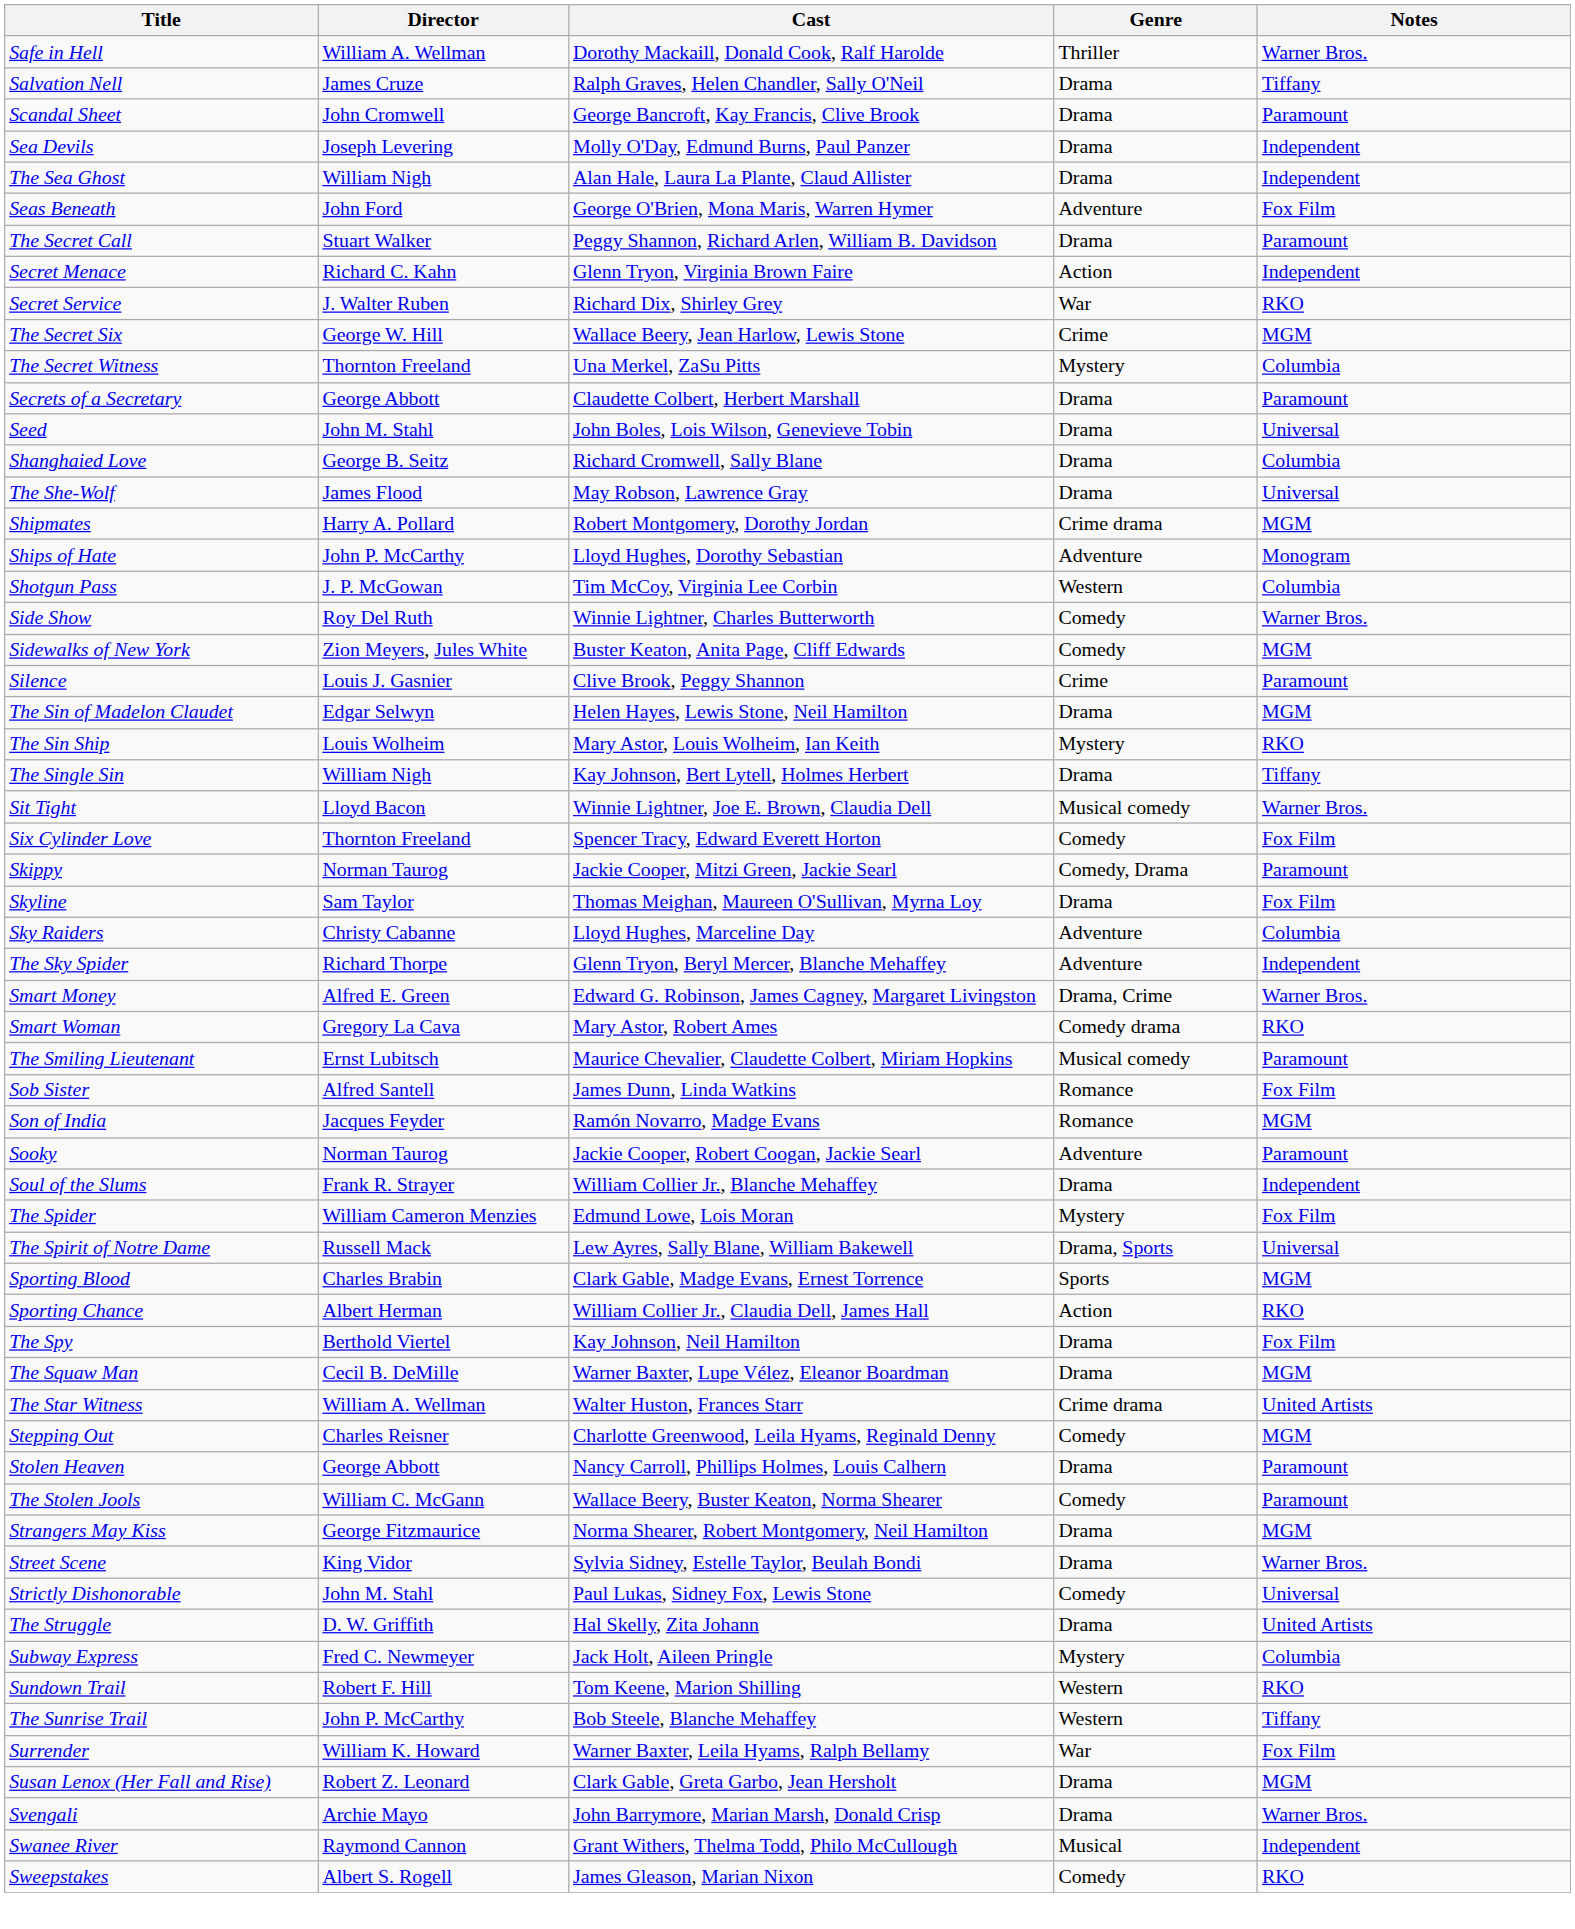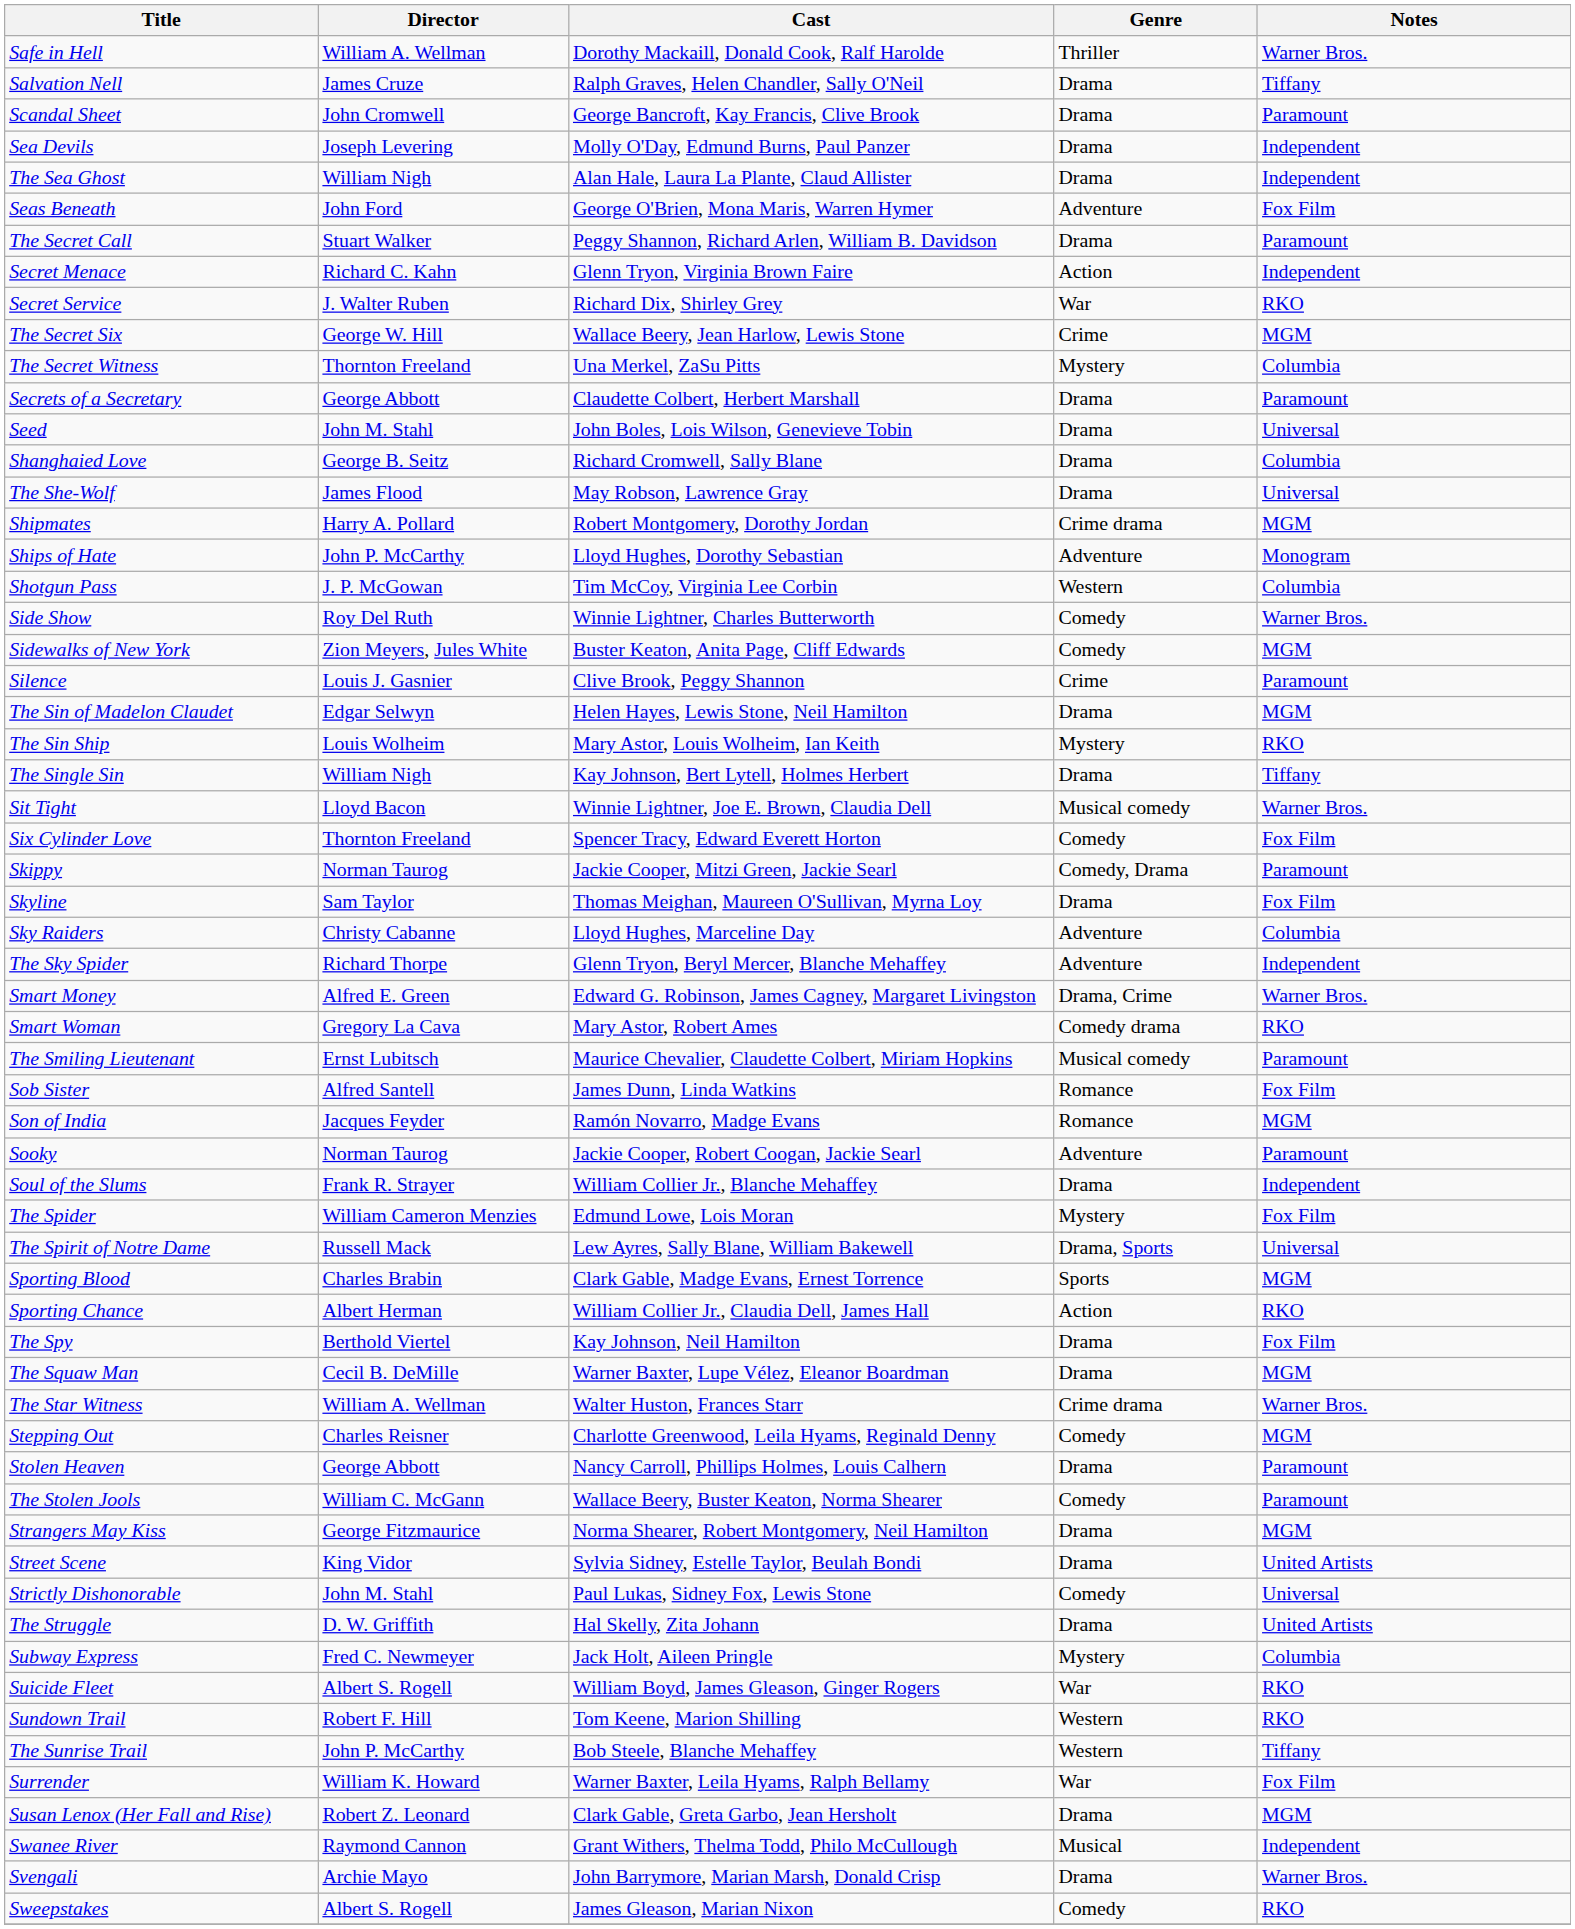(1317, 1404) United Artists -> (1315, 1404) Warner Bros.
(1315, 1562) Warner Bros. -> (1317, 1562) United Artists
+ row: (61, 1687)
rows swapped: (43, 1813) <-> (63, 1845)
